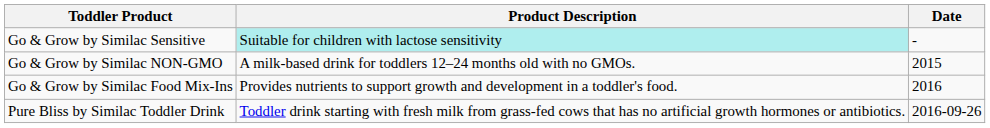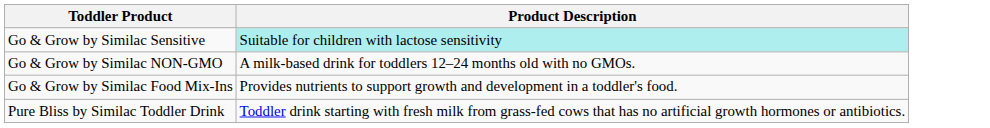- column: (947, 16)
